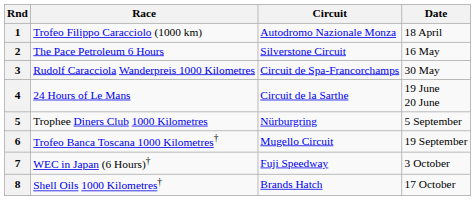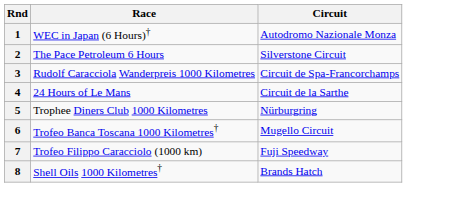- column: (436, 14)
(118, 33) Trofeo Filippo Caracciolo (1000 km) -> (92, 34) WEC in Japan (6 Hours)†
(92, 163) WEC in Japan (6 Hours)† -> (118, 151) Trofeo Filippo Caracciolo (1000 km)
